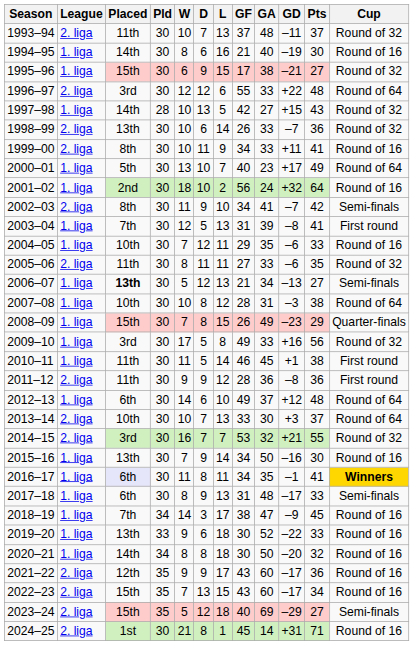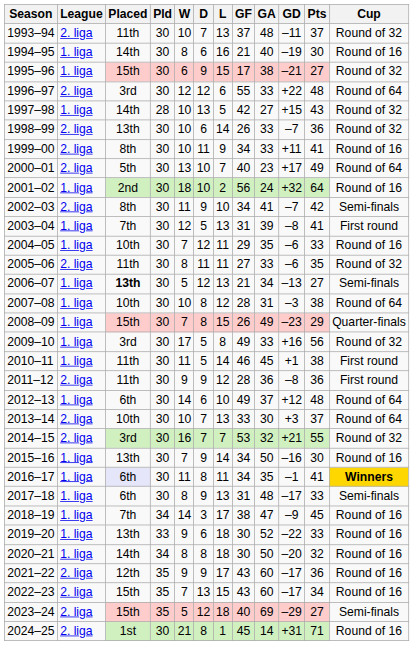(76, 168) 1. liga -> (76, 168) 2. liga
